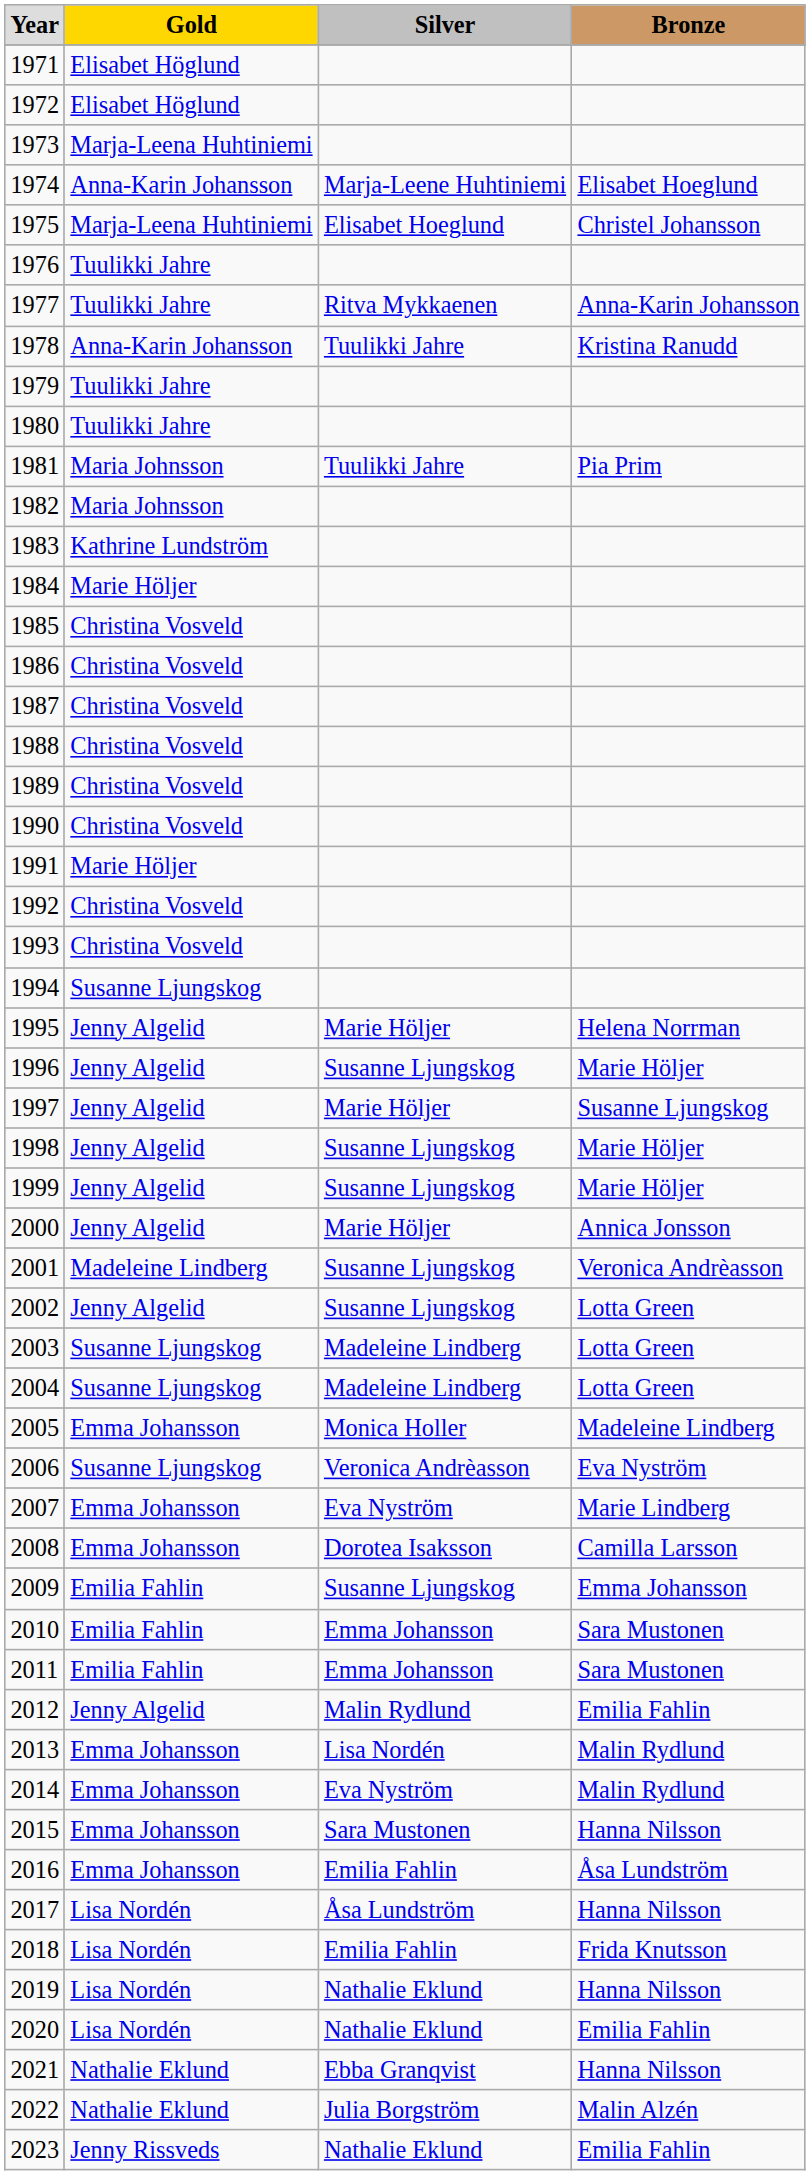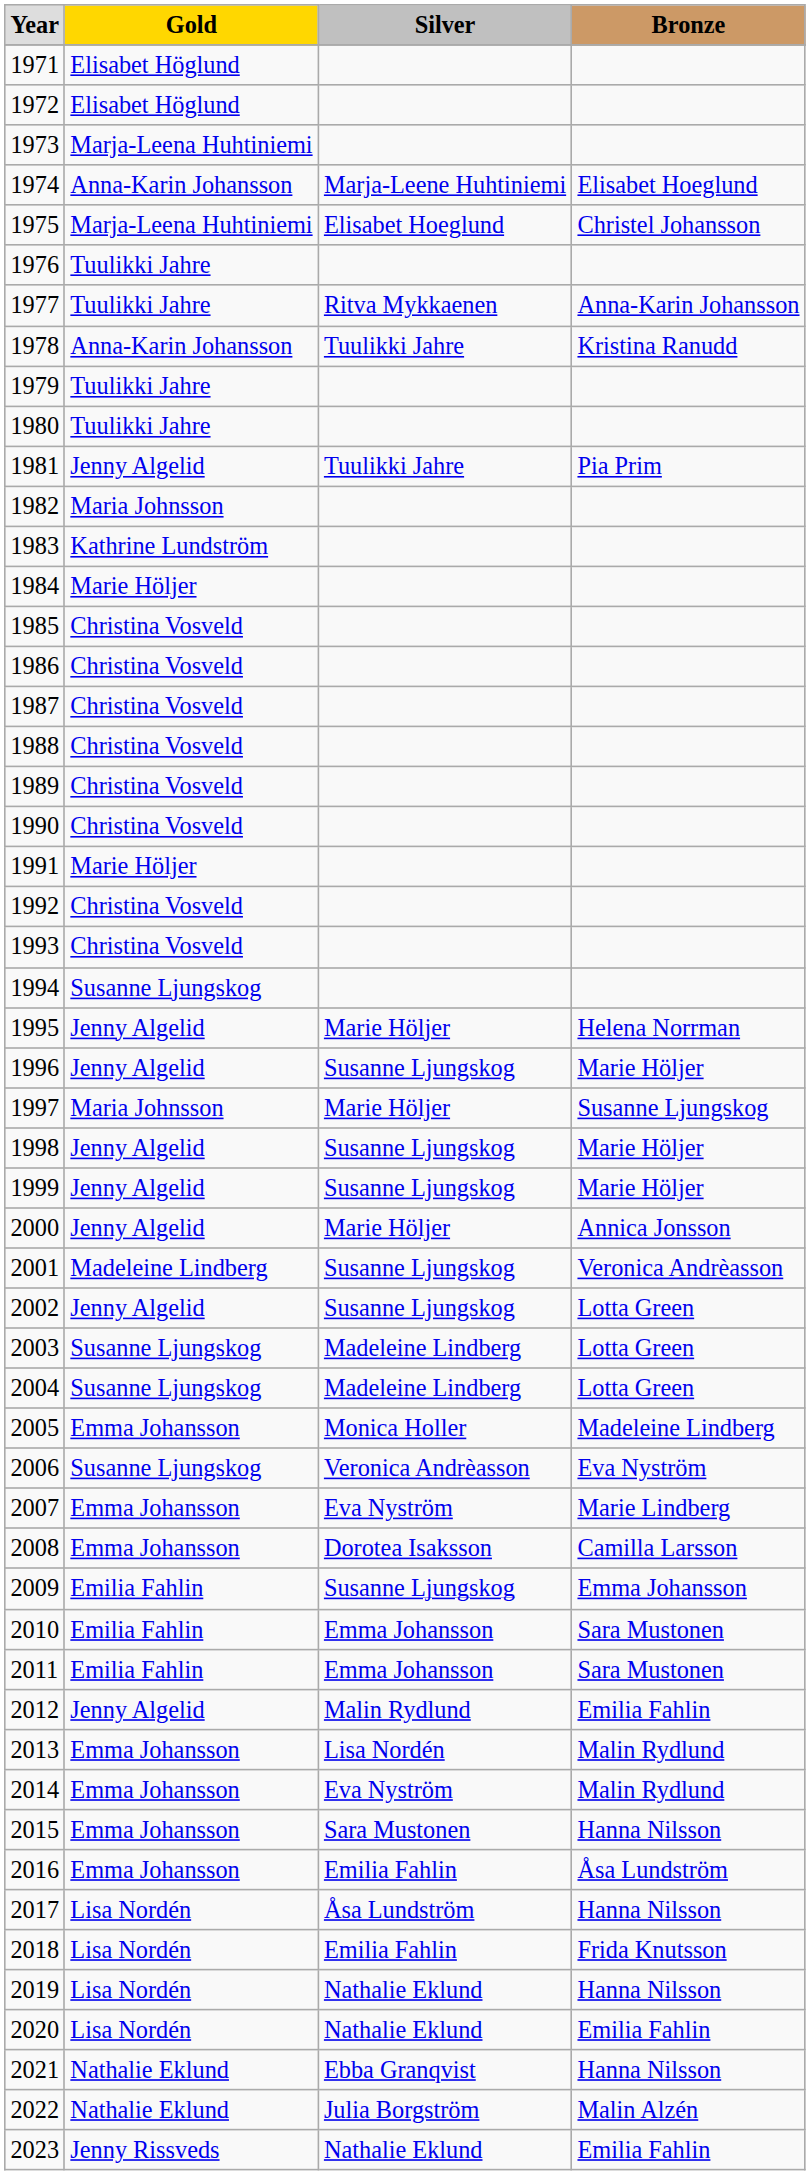(147, 465) Maria Johnsson -> (138, 465) Jenny Algelid
(138, 1107) Jenny Algelid -> (147, 1107) Maria Johnsson
